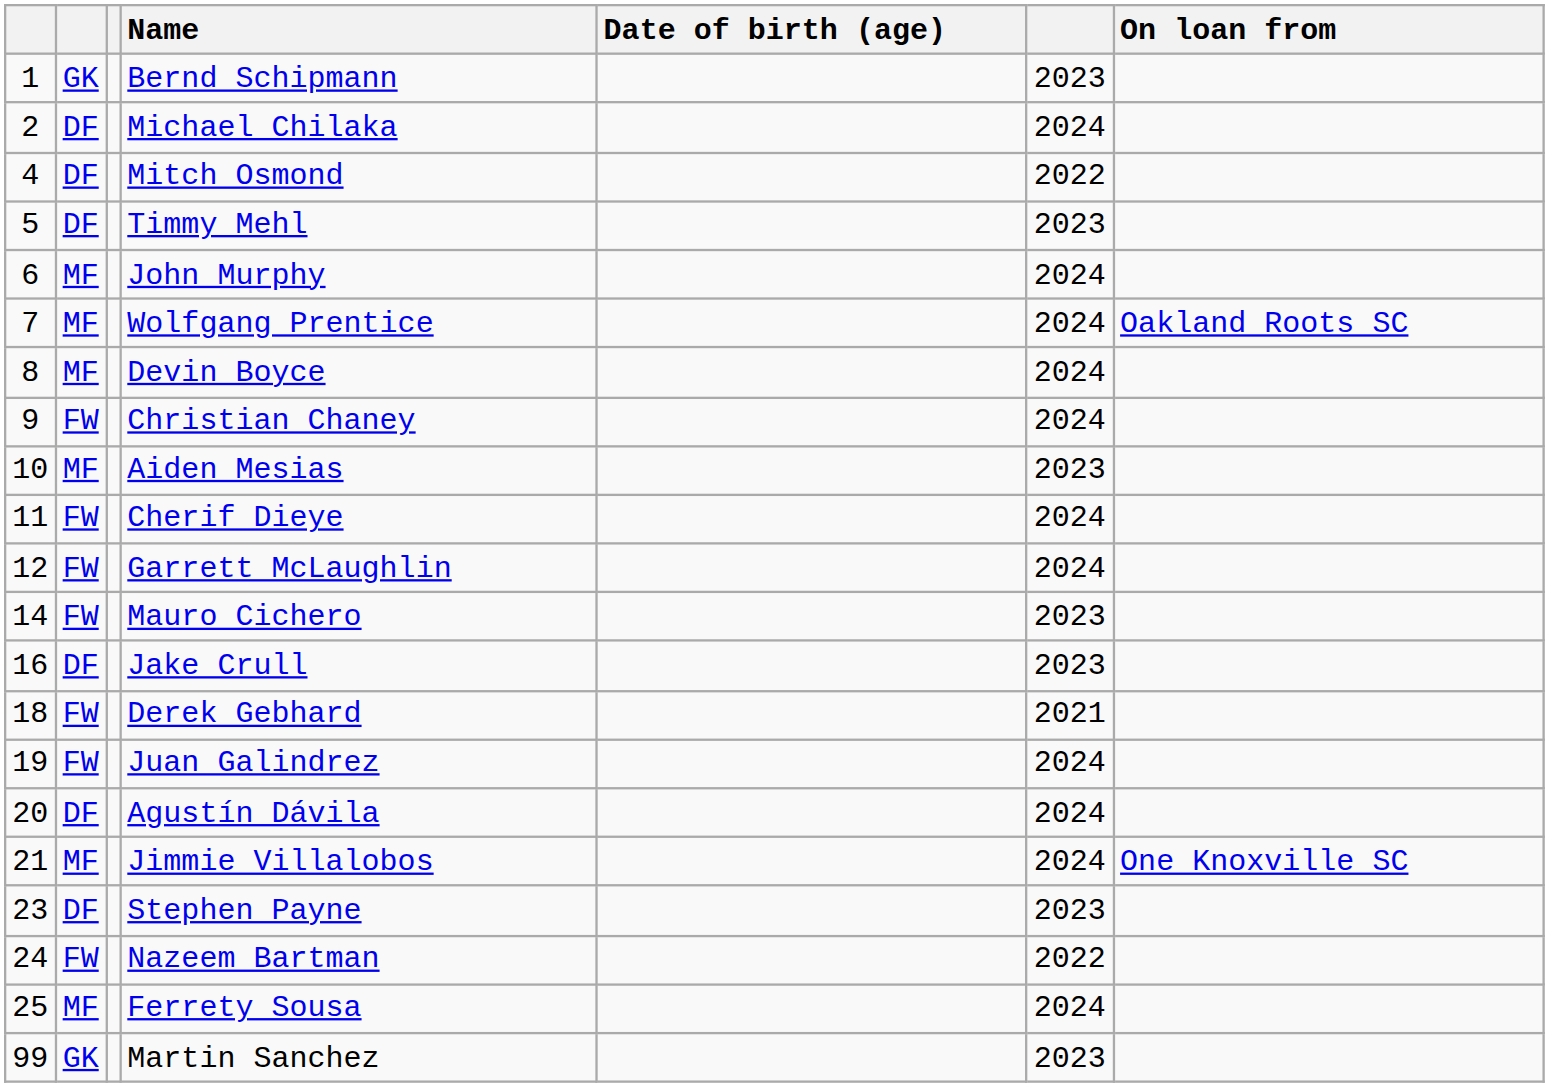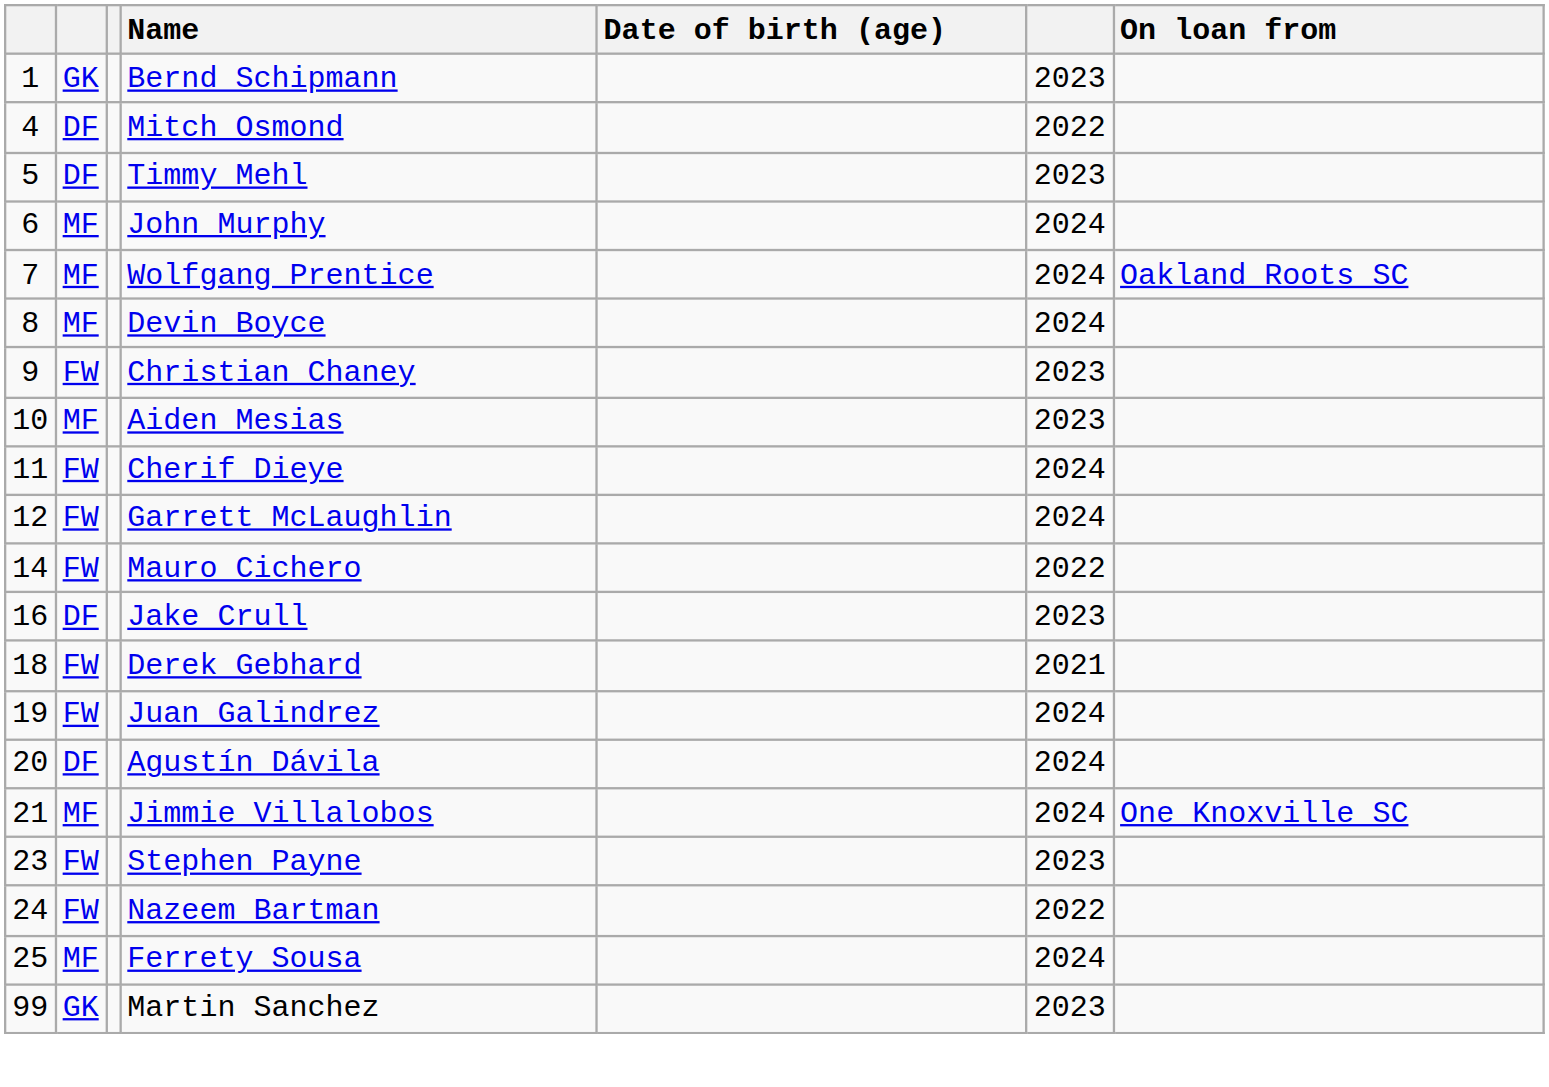- row: (262, 128)
(1070, 421) 2024 -> (1070, 372) 2023
(1070, 617) 2023 -> (1070, 568) 2022
(81, 911) DF -> (81, 862) FW
